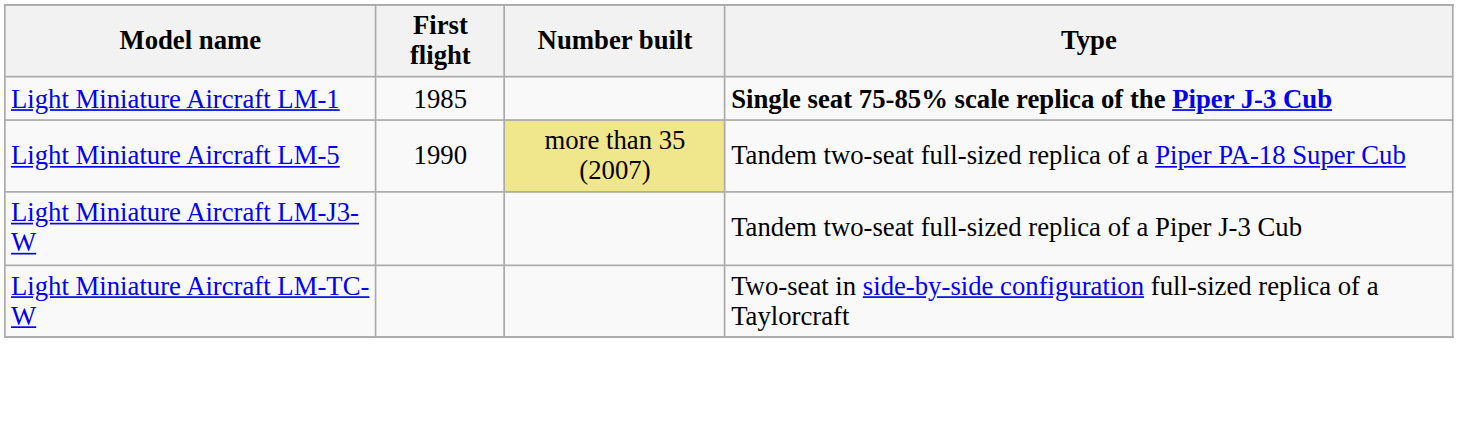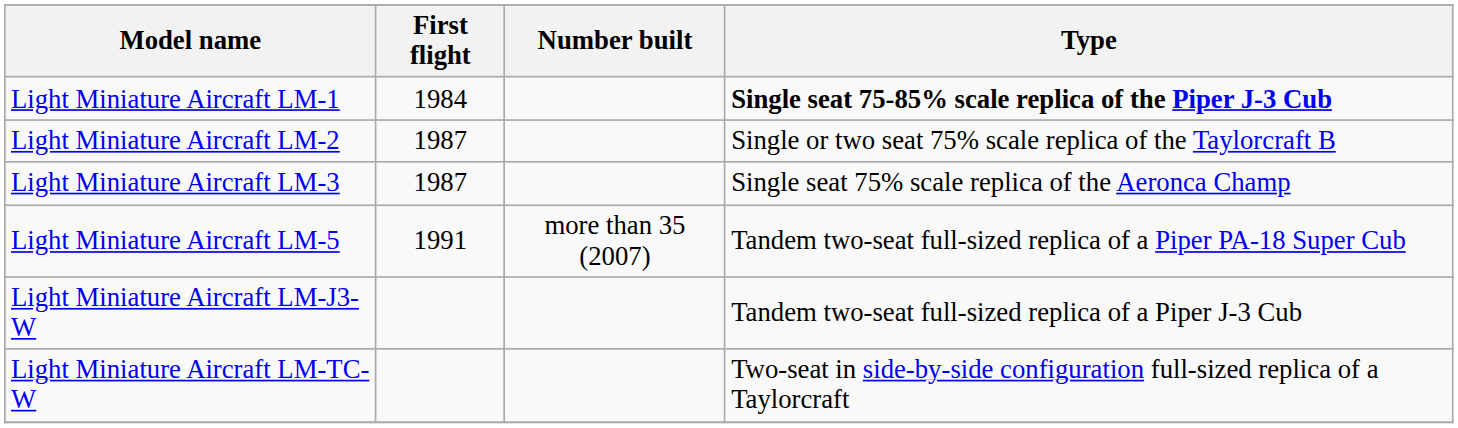(440, 98) 1985 -> (440, 98) 1984
+ row: (175, 140)
+ row: (175, 182)
(440, 155) 1990 -> (440, 240) 1991
(615, 155) khaki background -> (615, 240) no background
